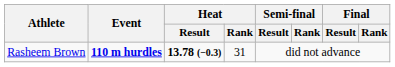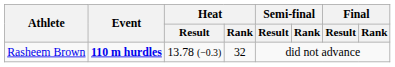(194, 52) bold -> (194, 52) normal
(240, 52) 31 -> (240, 52) 32
